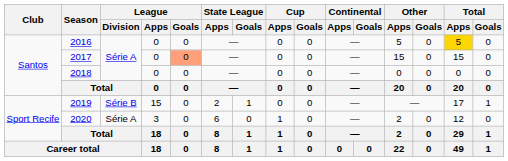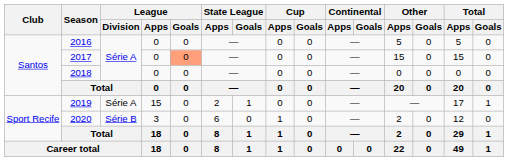(458, 42) gold background -> (458, 42) no background
(121, 103) Série B -> (121, 103) Série A
(121, 118) Série A -> (121, 118) Série B
